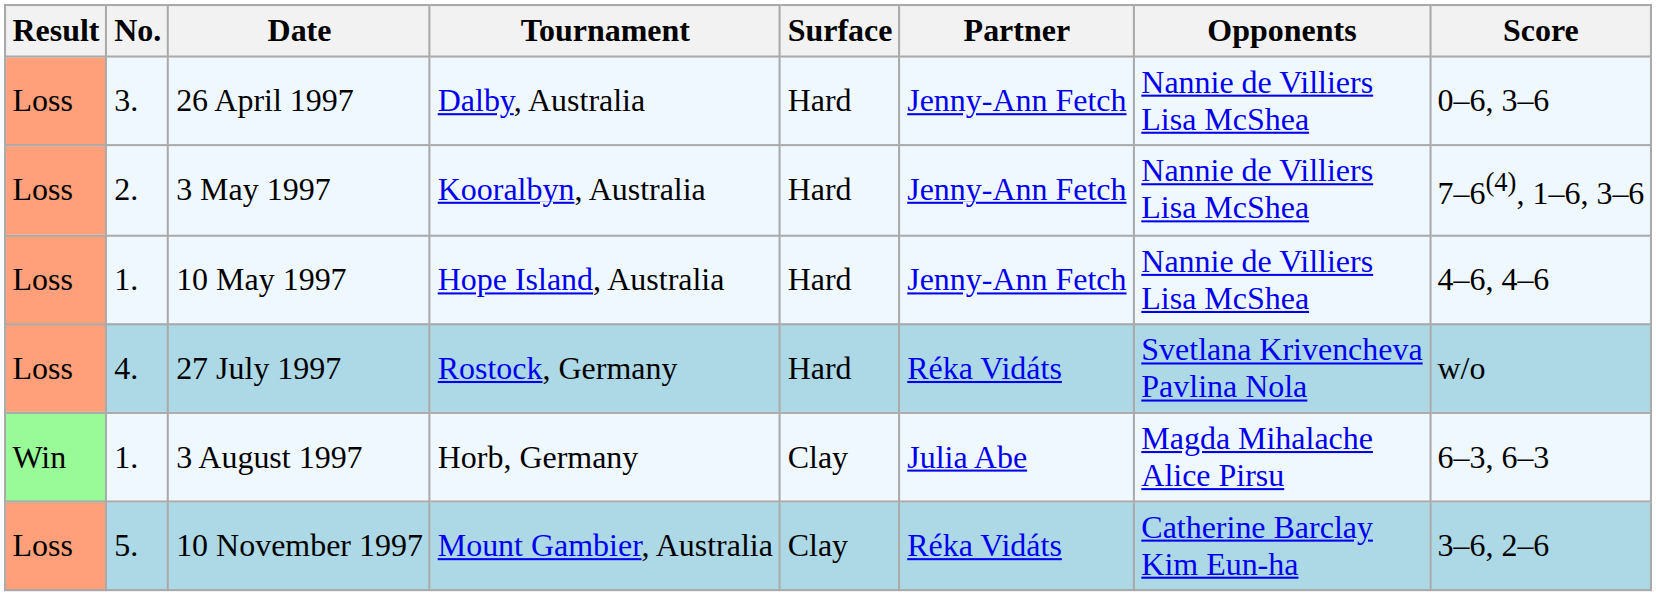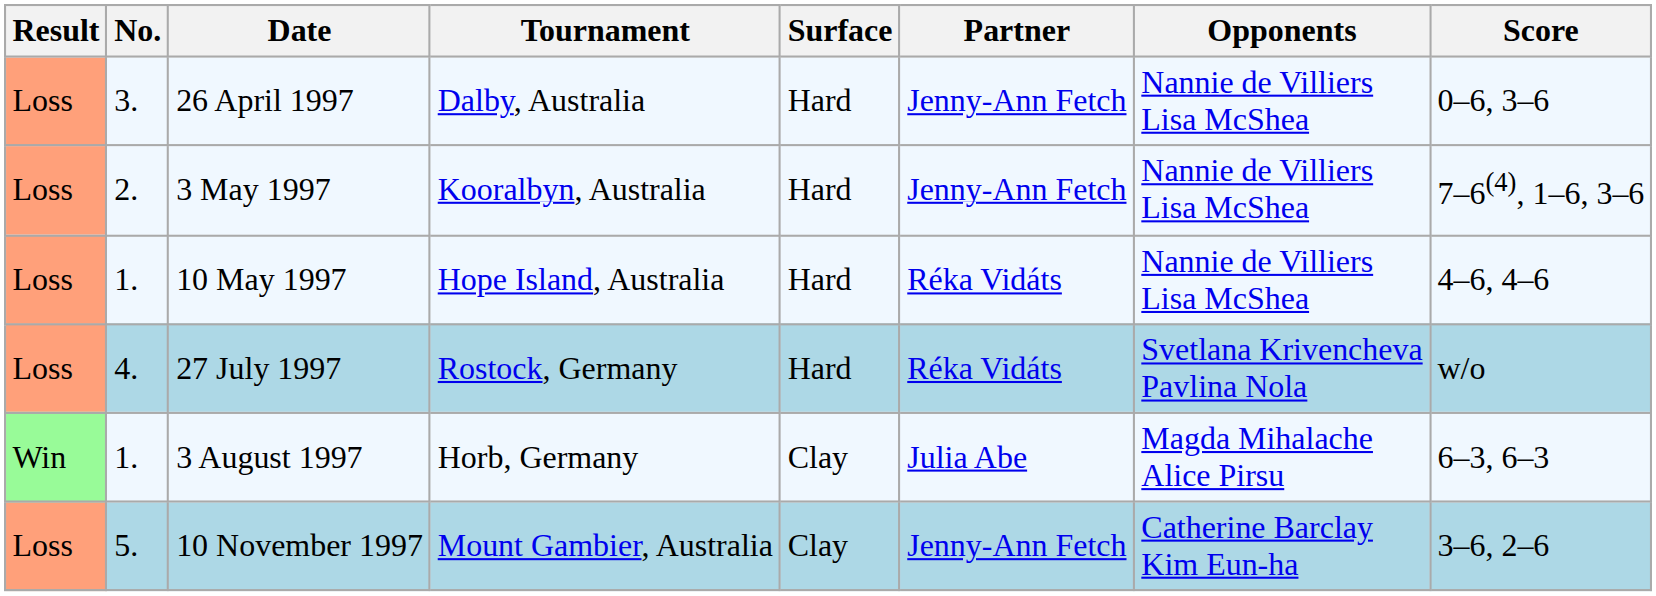(1017, 278) Jenny-Ann Fetch -> (985, 278) Réka Vidáts
(985, 545) Réka Vidáts -> (1017, 545) Jenny-Ann Fetch
